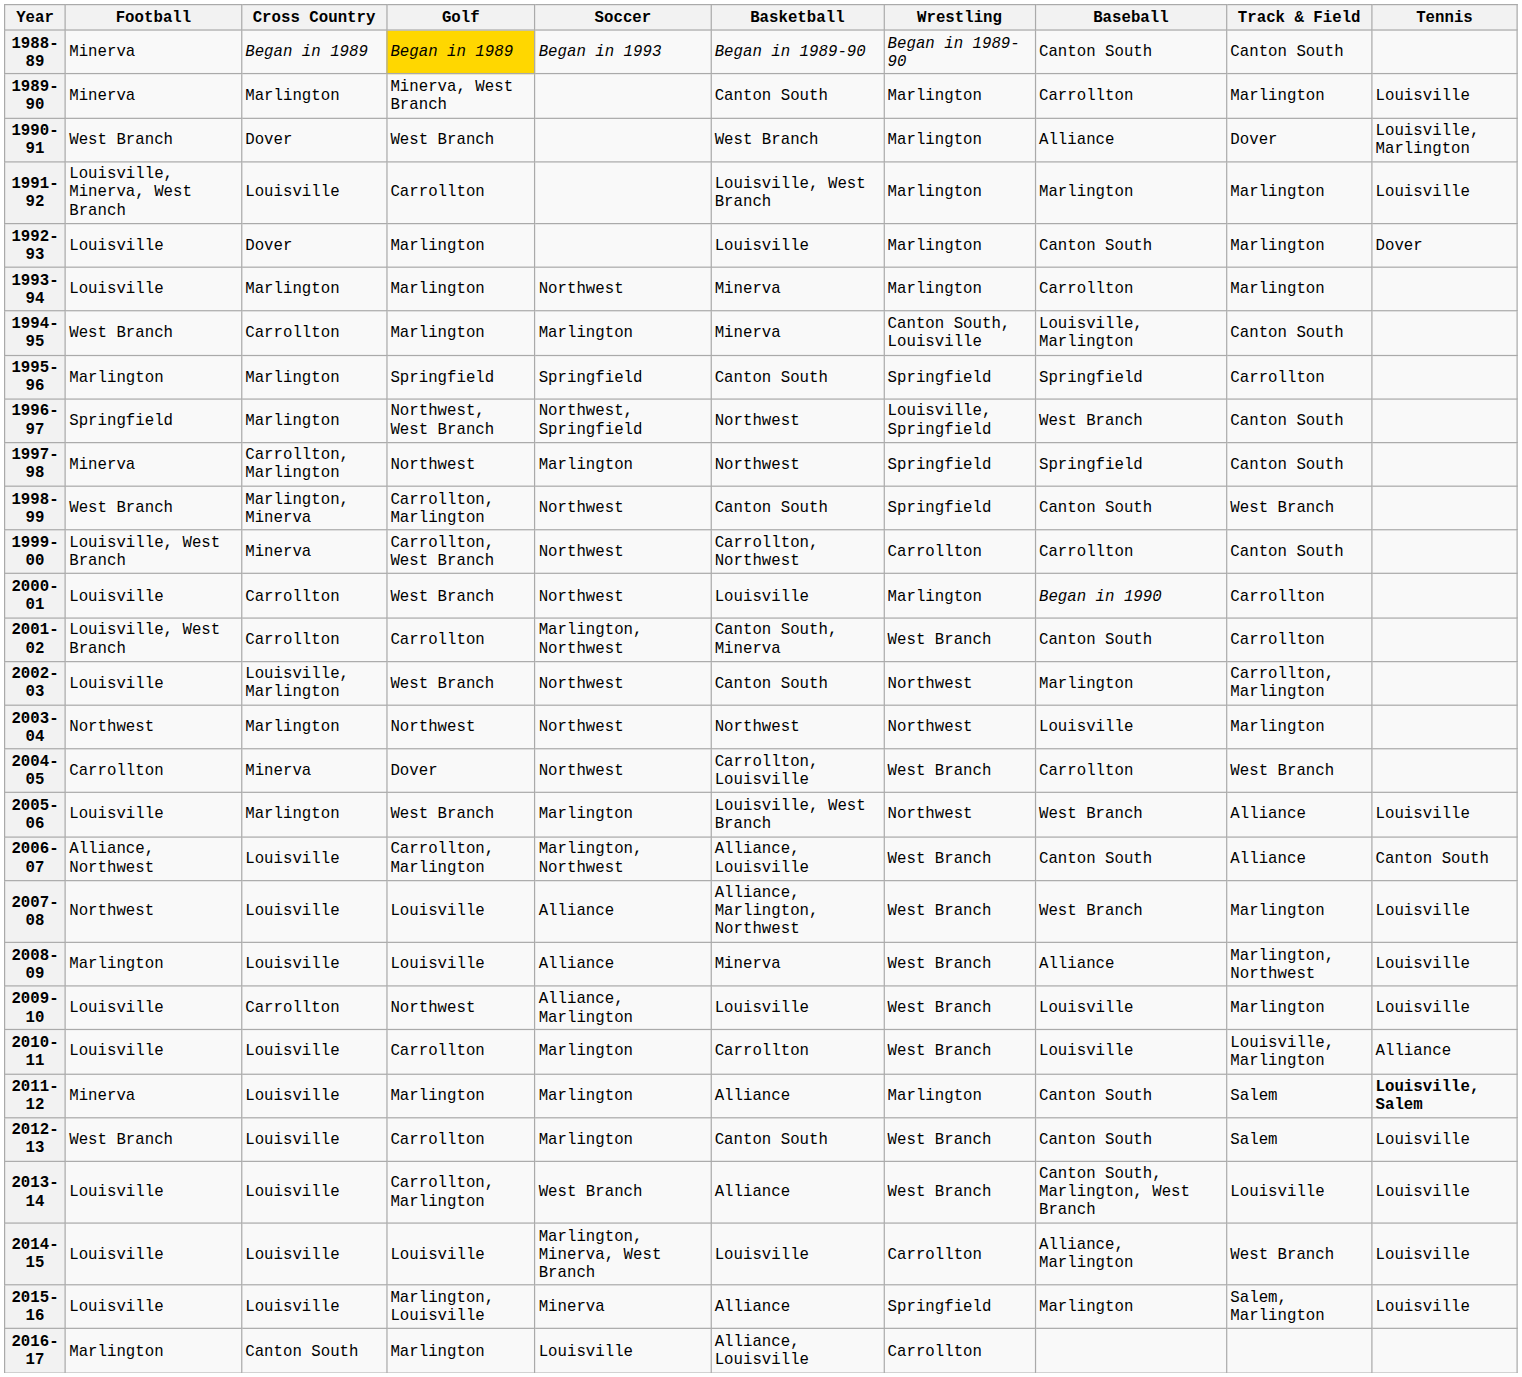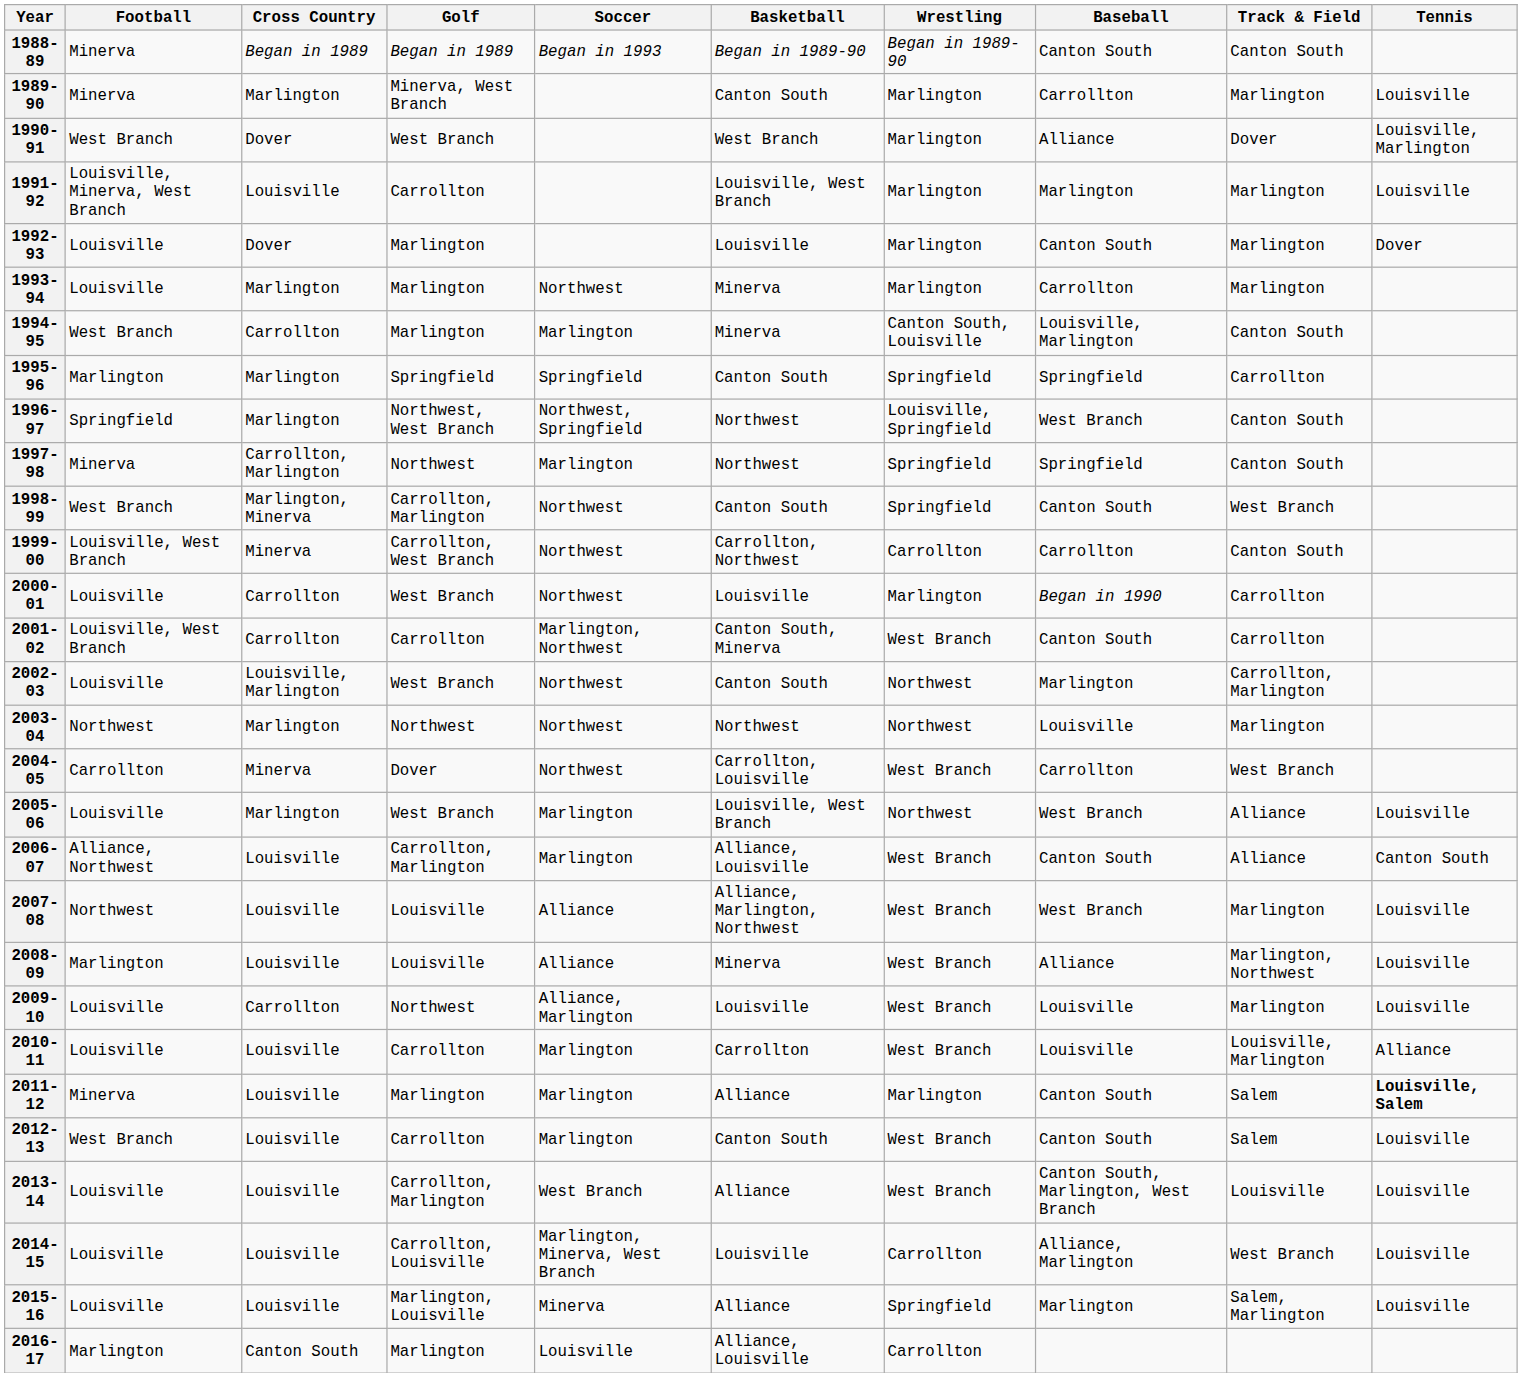(452, 52) gold background -> (452, 52) no background
(591, 858) Marlington, Northwest -> (586, 858) Marlington
(438, 1254) Louisville -> (442, 1254) Carrollton, Louisville
